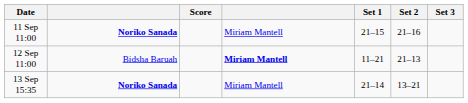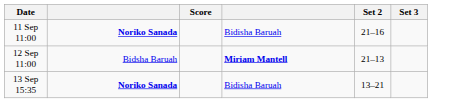- column: (373, 12)
(254, 33) Miriam Mantell -> (253, 33) Bidisha Baruah
(254, 85) Miriam Mantell -> (253, 85) Bidisha Baruah
